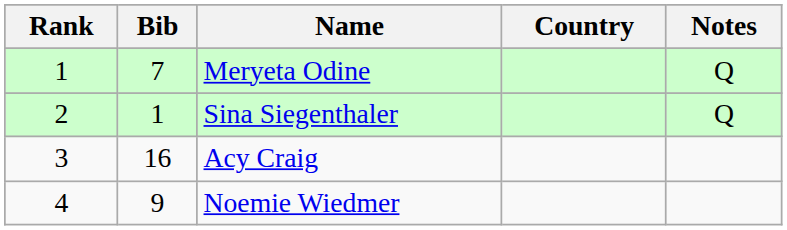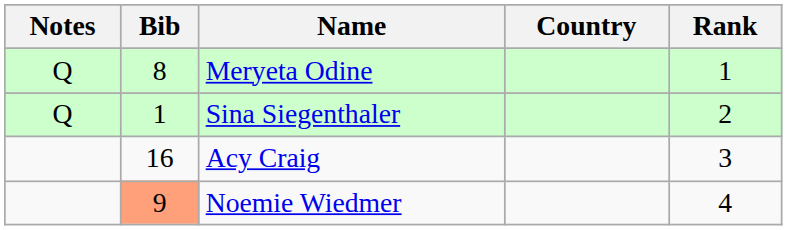columns swapped: (61, 26) <-> (724, 26)
(157, 70) 7 -> (160, 70) 8
(157, 202) no background -> (160, 202) lightsalmon background
